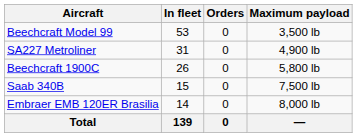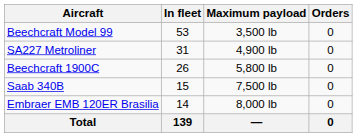columns swapped: (225, 13) <-> (300, 13)
